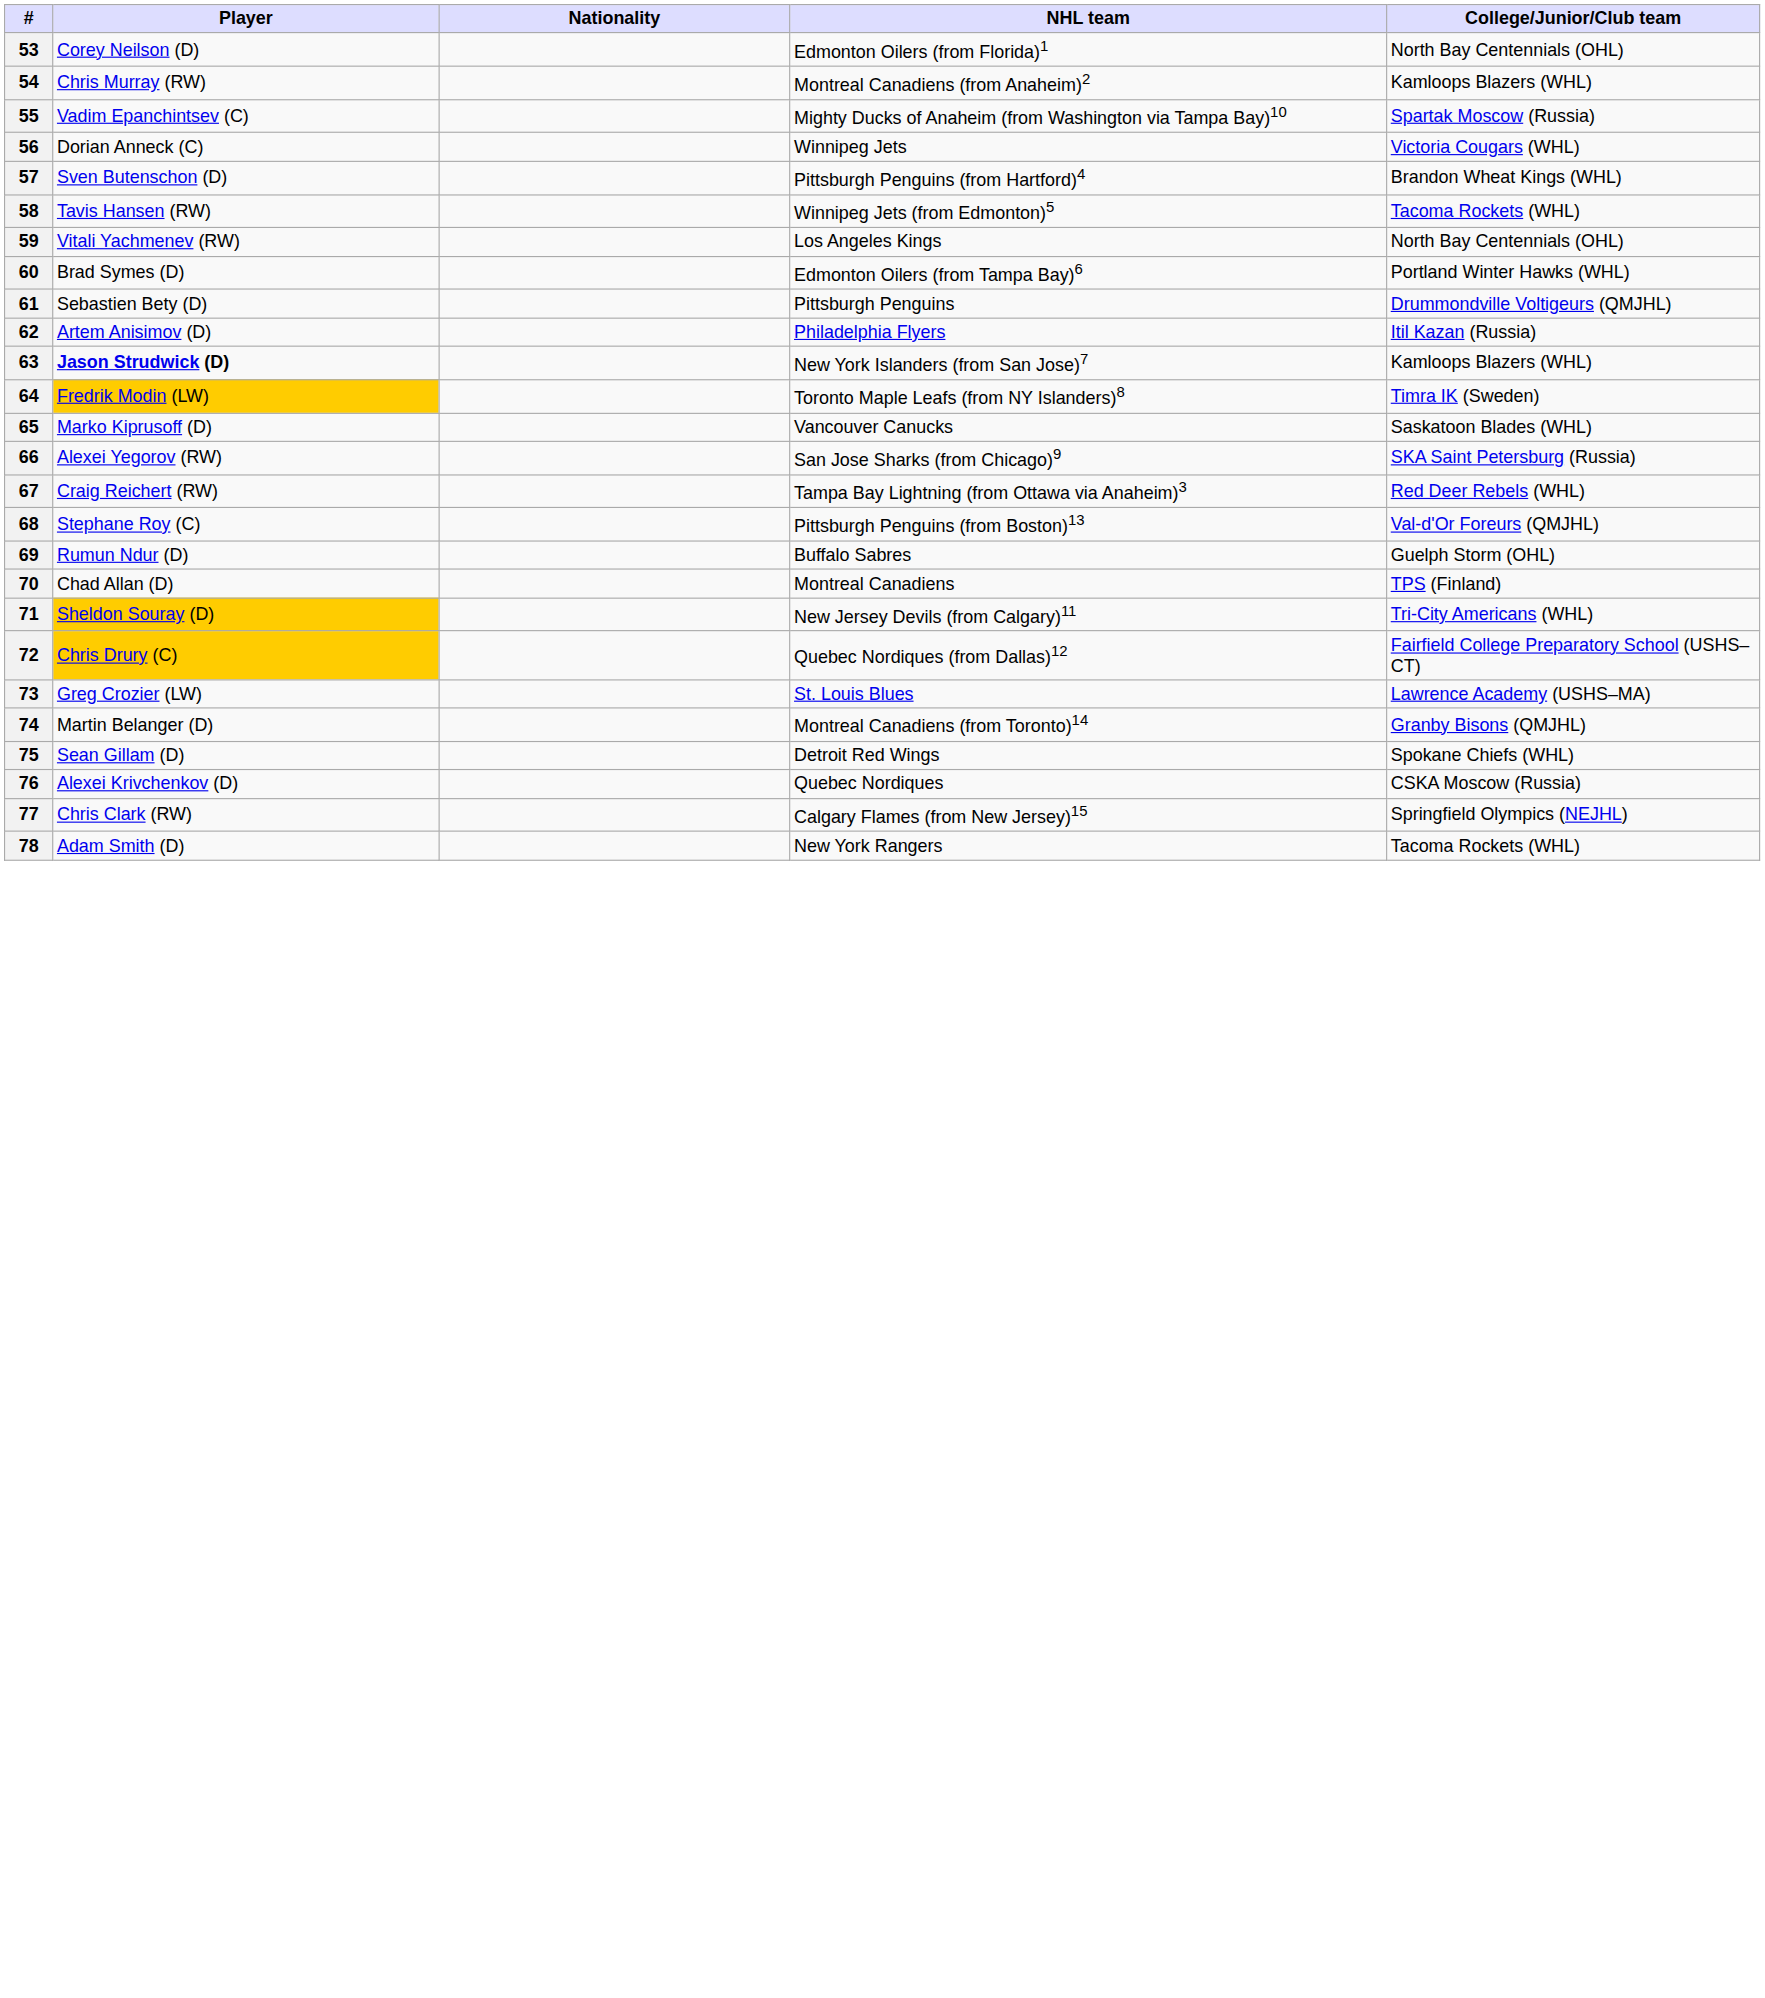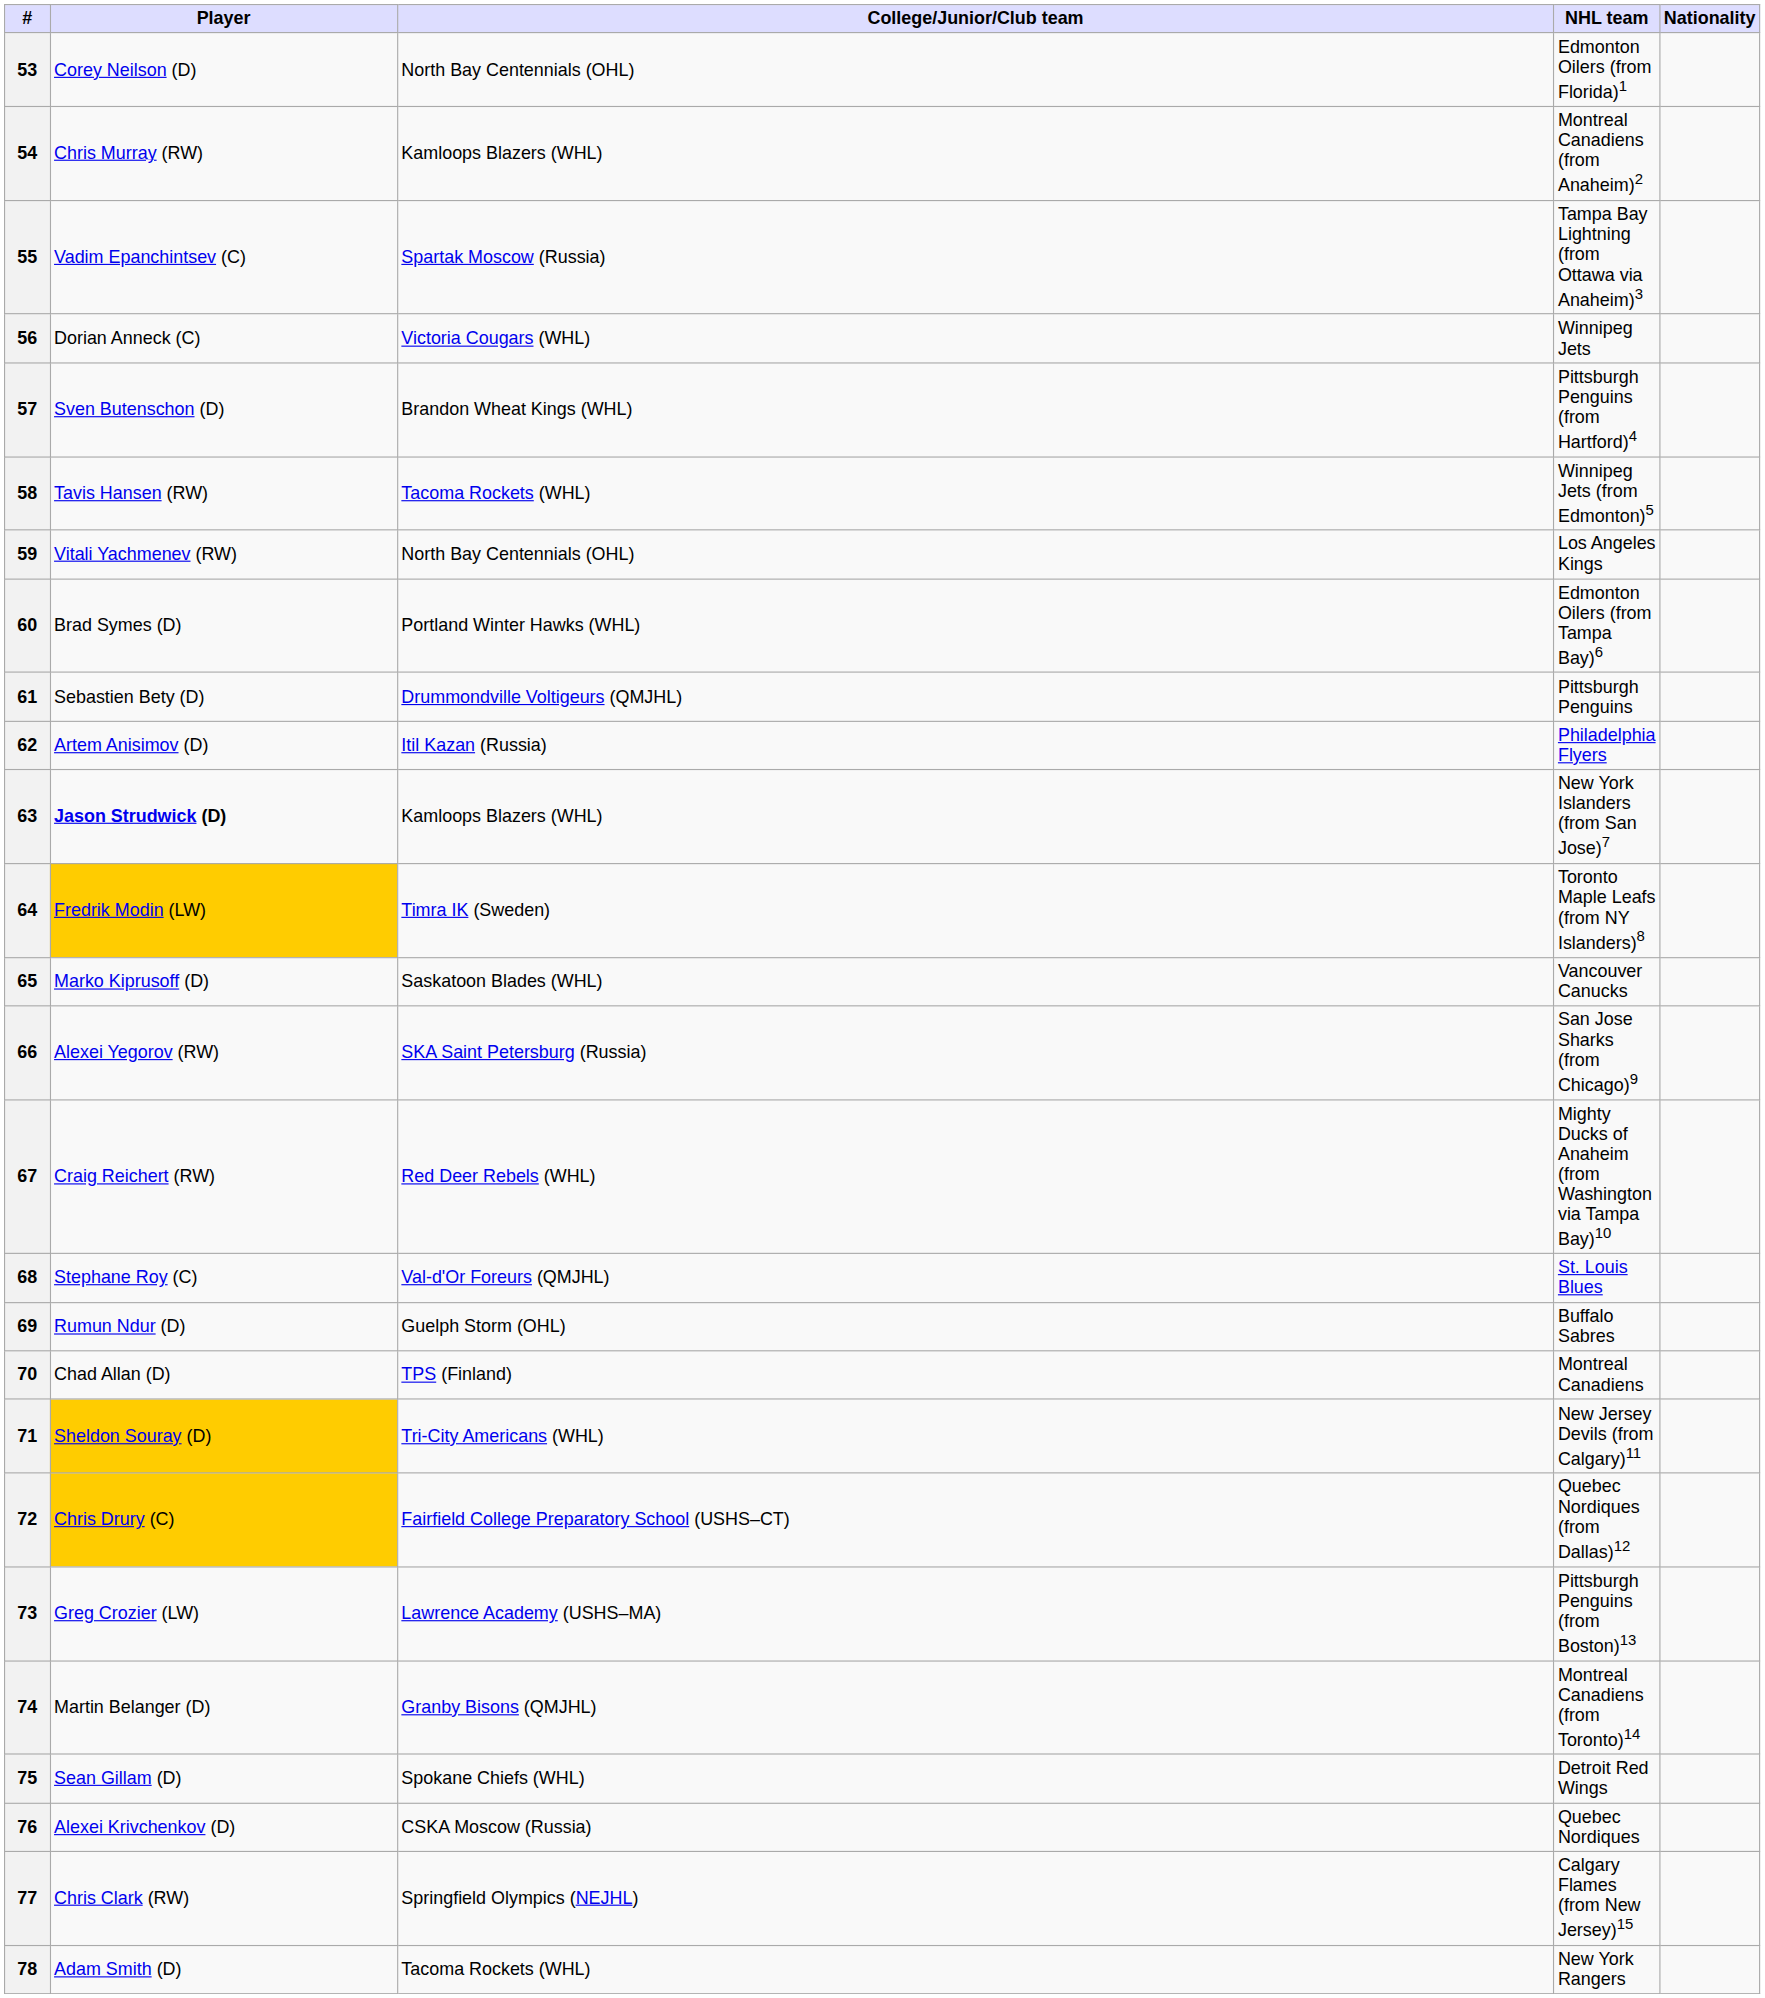columns swapped: (614, 18) <-> (1573, 18)
(1040, 116) Mighty Ducks of Anaheim (from Washington via Tampa Bay)10 -> (1603, 257) Tampa Bay Lightning (from Ottawa via Anaheim)3
(990, 491) Tampa Bay Lightning (from Ottawa via Anaheim)3 -> (1605, 1176) Mighty Ducks of Anaheim (from Washington via Tampa Bay)10
(939, 524) Pittsburgh Penguins (from Boston)13 -> (1593, 1277) St. Louis Blues
(854, 693) St. Louis Blues -> (1598, 1613) Pittsburgh Penguins (from Boston)13
